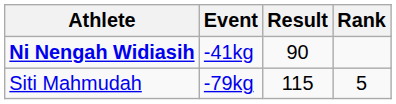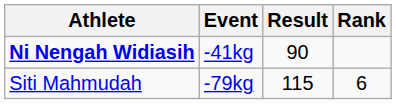(362, 84) 5 -> (362, 84) 6
